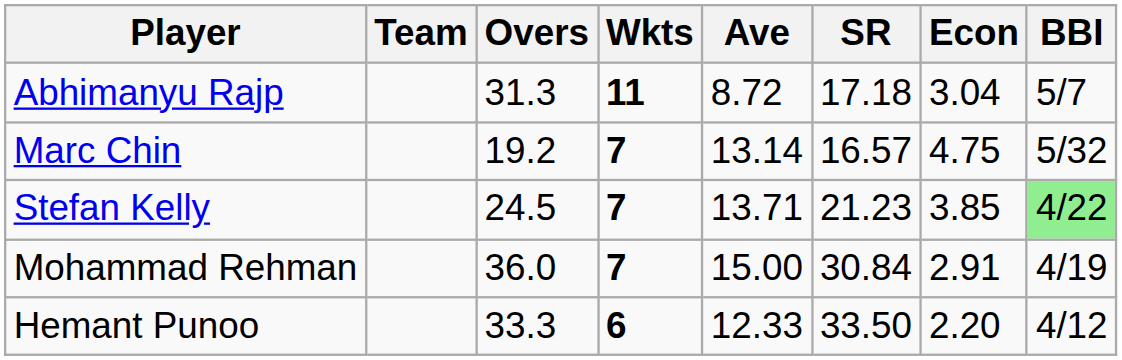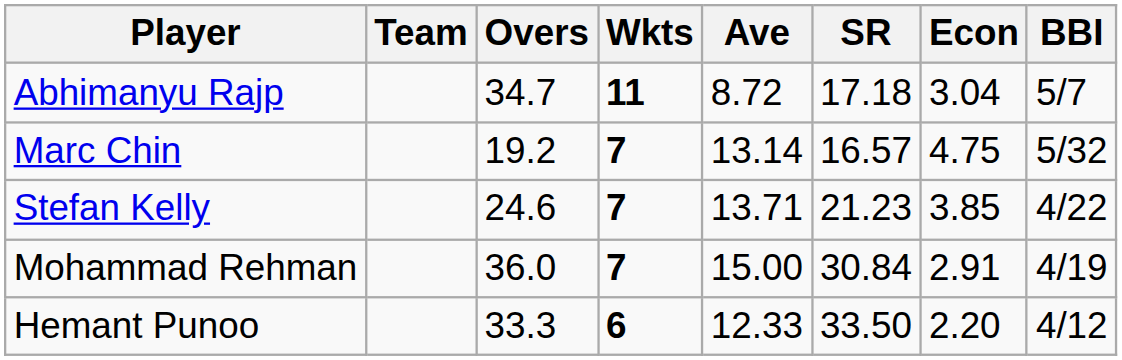(520, 92) 31.3 -> (520, 92) 34.7
(520, 208) 24.5 -> (520, 208) 24.6
(1072, 208) lightgreen background -> (1072, 208) no background
